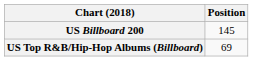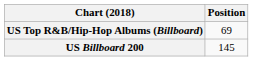rows swapped: (105, 30) <-> (105, 47)
